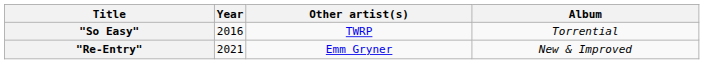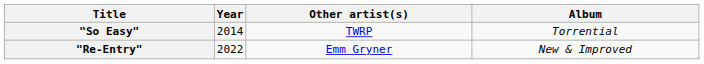(230, 31) 2016 -> (230, 31) 2014
(230, 49) 2021 -> (230, 49) 2022
